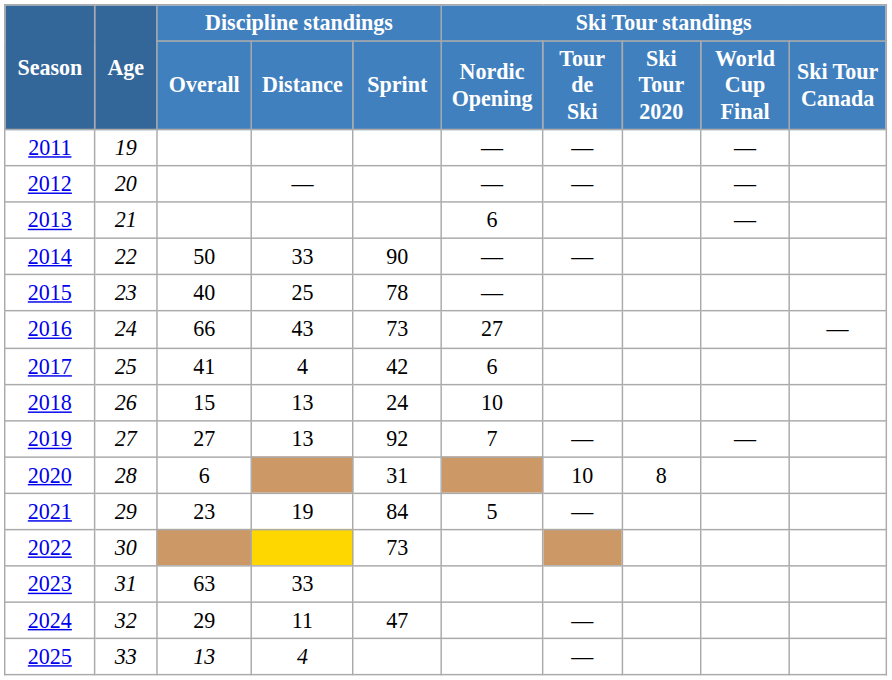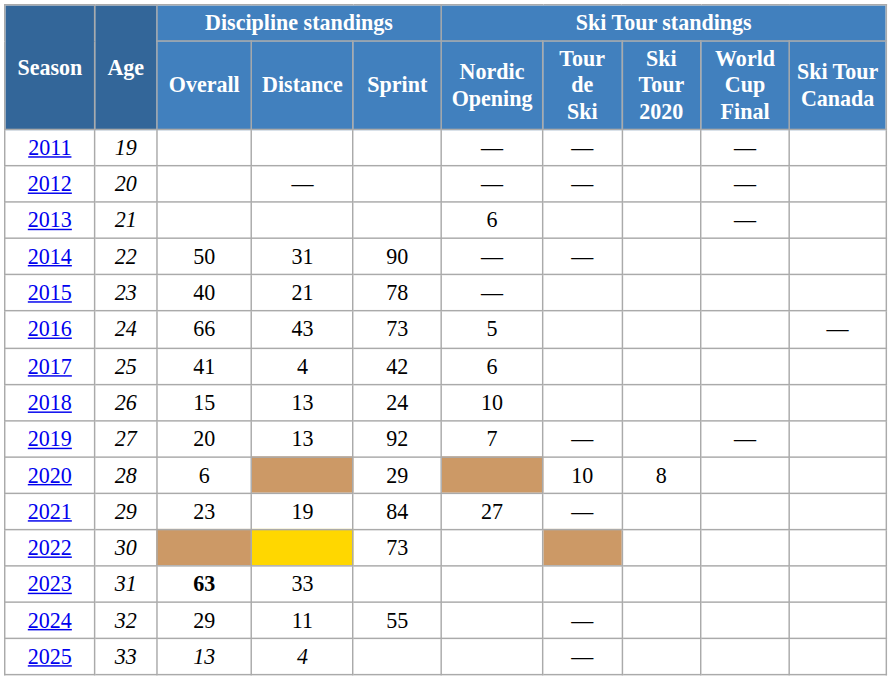(302, 256) 33 -> (302, 256) 31
(302, 293) 25 -> (302, 293) 21
(492, 329) 27 -> (492, 329) 5
(204, 438) 27 -> (204, 438) 20
(397, 474) 31 -> (397, 474) 29
(492, 511) 5 -> (492, 511) 27
(204, 583) normal -> (204, 583) bold
(397, 620) 47 -> (397, 620) 55
